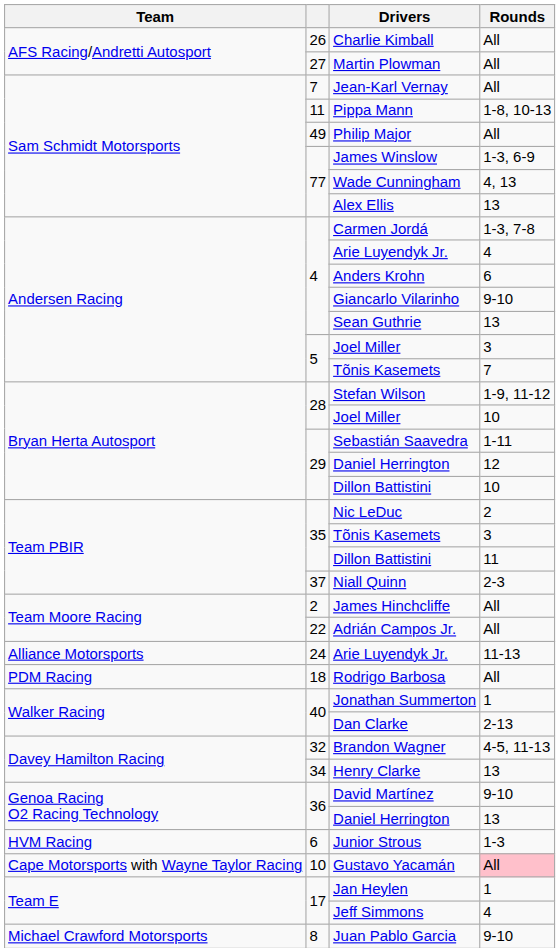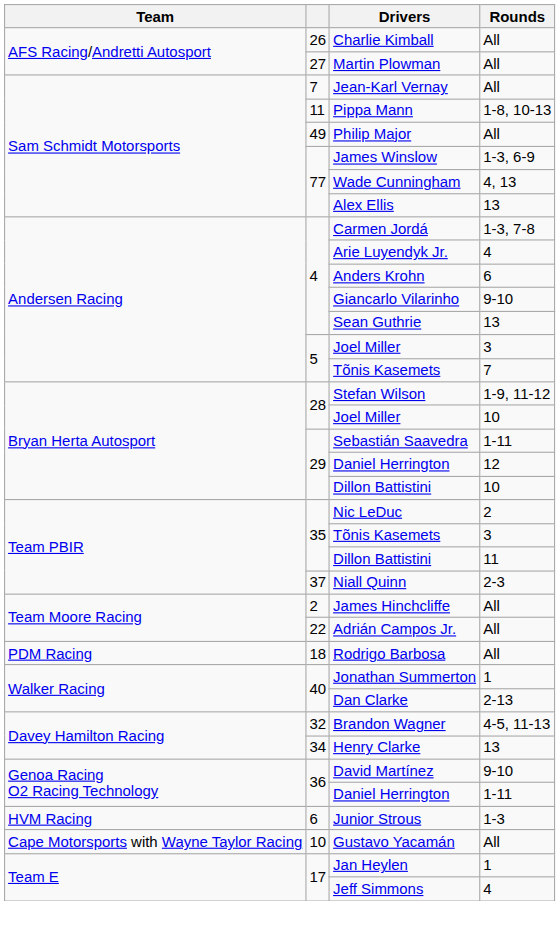- row: (318, 653)
(491, 818) 13 -> (498, 794) 1-11
(491, 865) pink background -> (491, 841) no background
- row: (314, 936)
